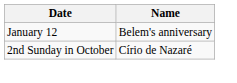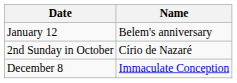+ row: (35, 68)
